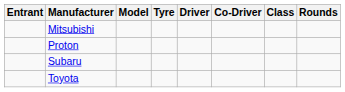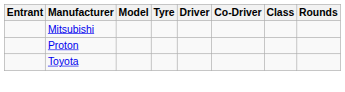- row: (65, 62)
